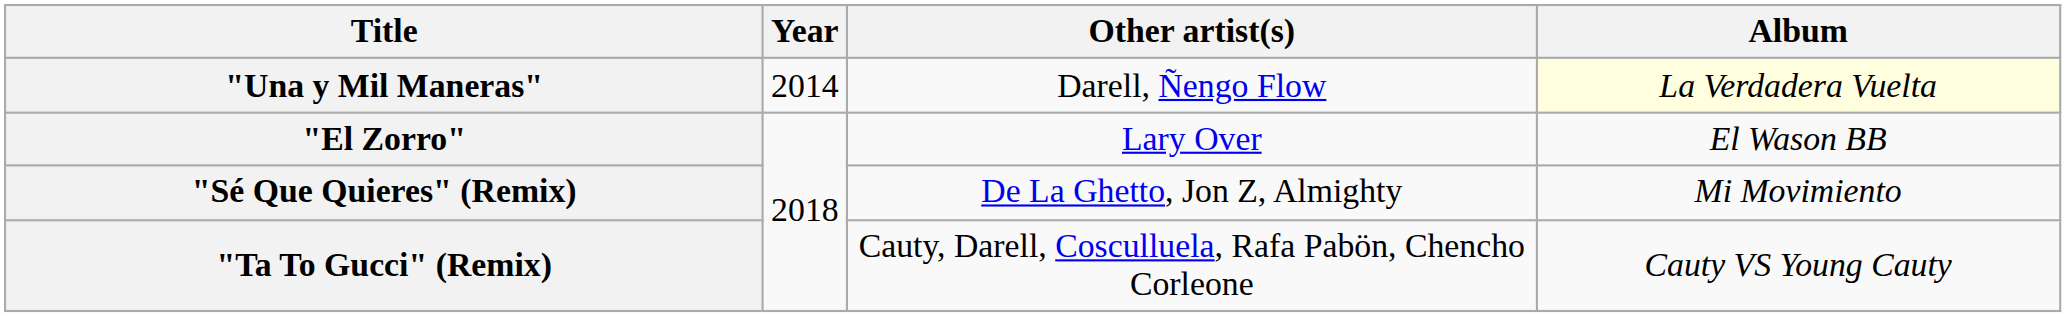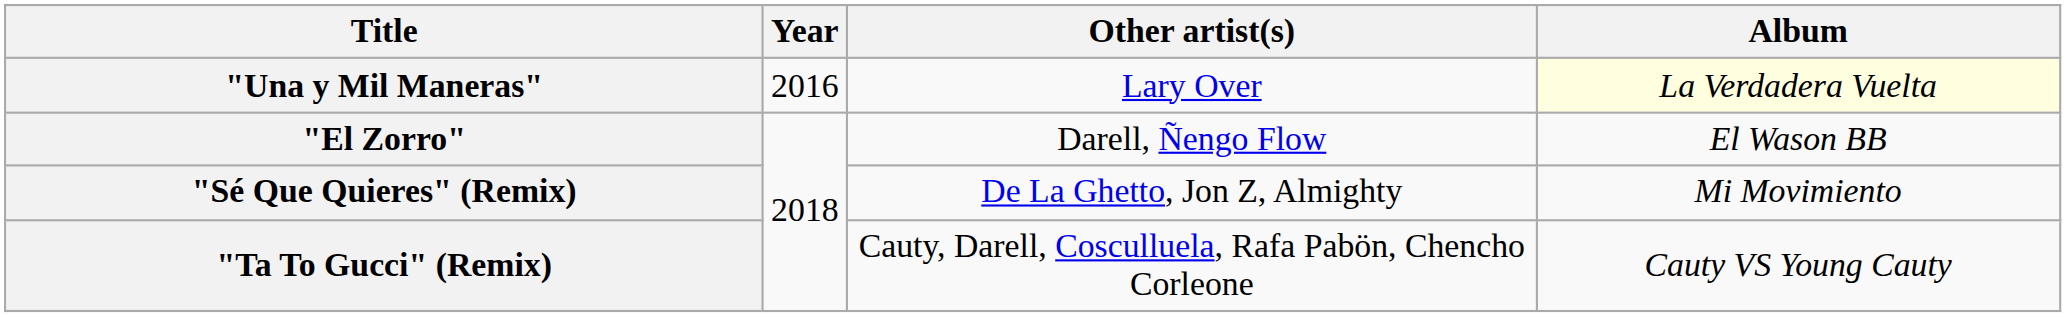(805, 84) 2014 -> (805, 84) 2016
(1192, 84) Darell, Ñengo Flow -> (1192, 84) Lary Over
(1192, 138) Lary Over -> (1192, 138) Darell, Ñengo Flow
